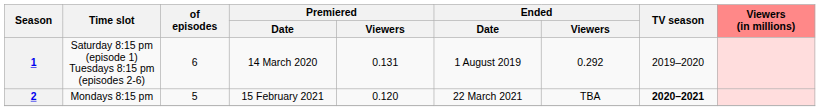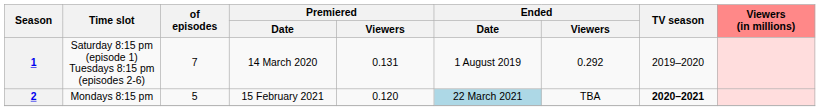(195, 63) 6 -> (195, 63) 7
(488, 97) no background -> (488, 97) lightblue background
